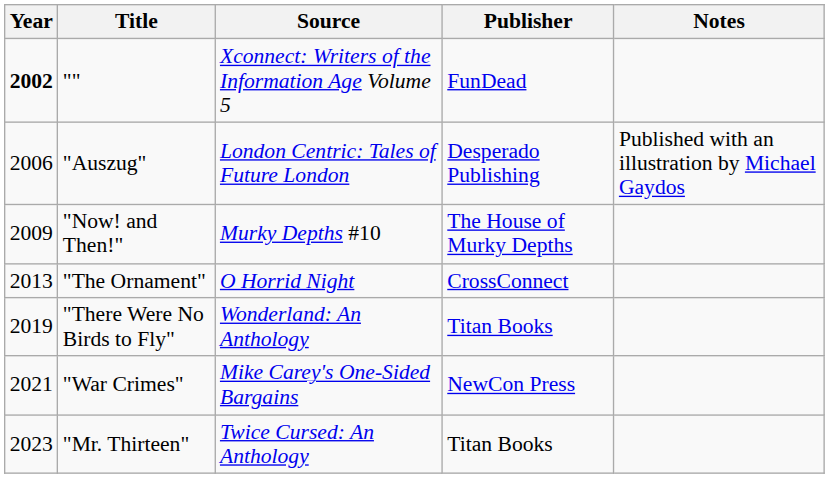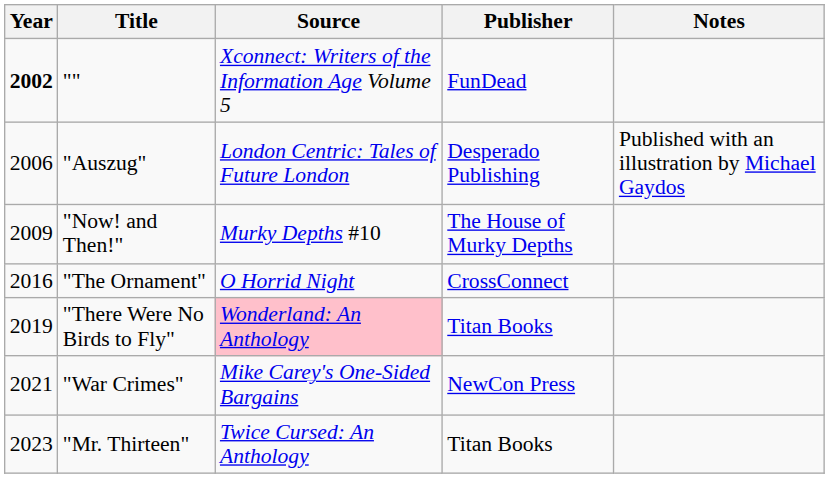(31, 280) 2013 -> (31, 280) 2016
(290, 326) no background -> (290, 326) pink background
